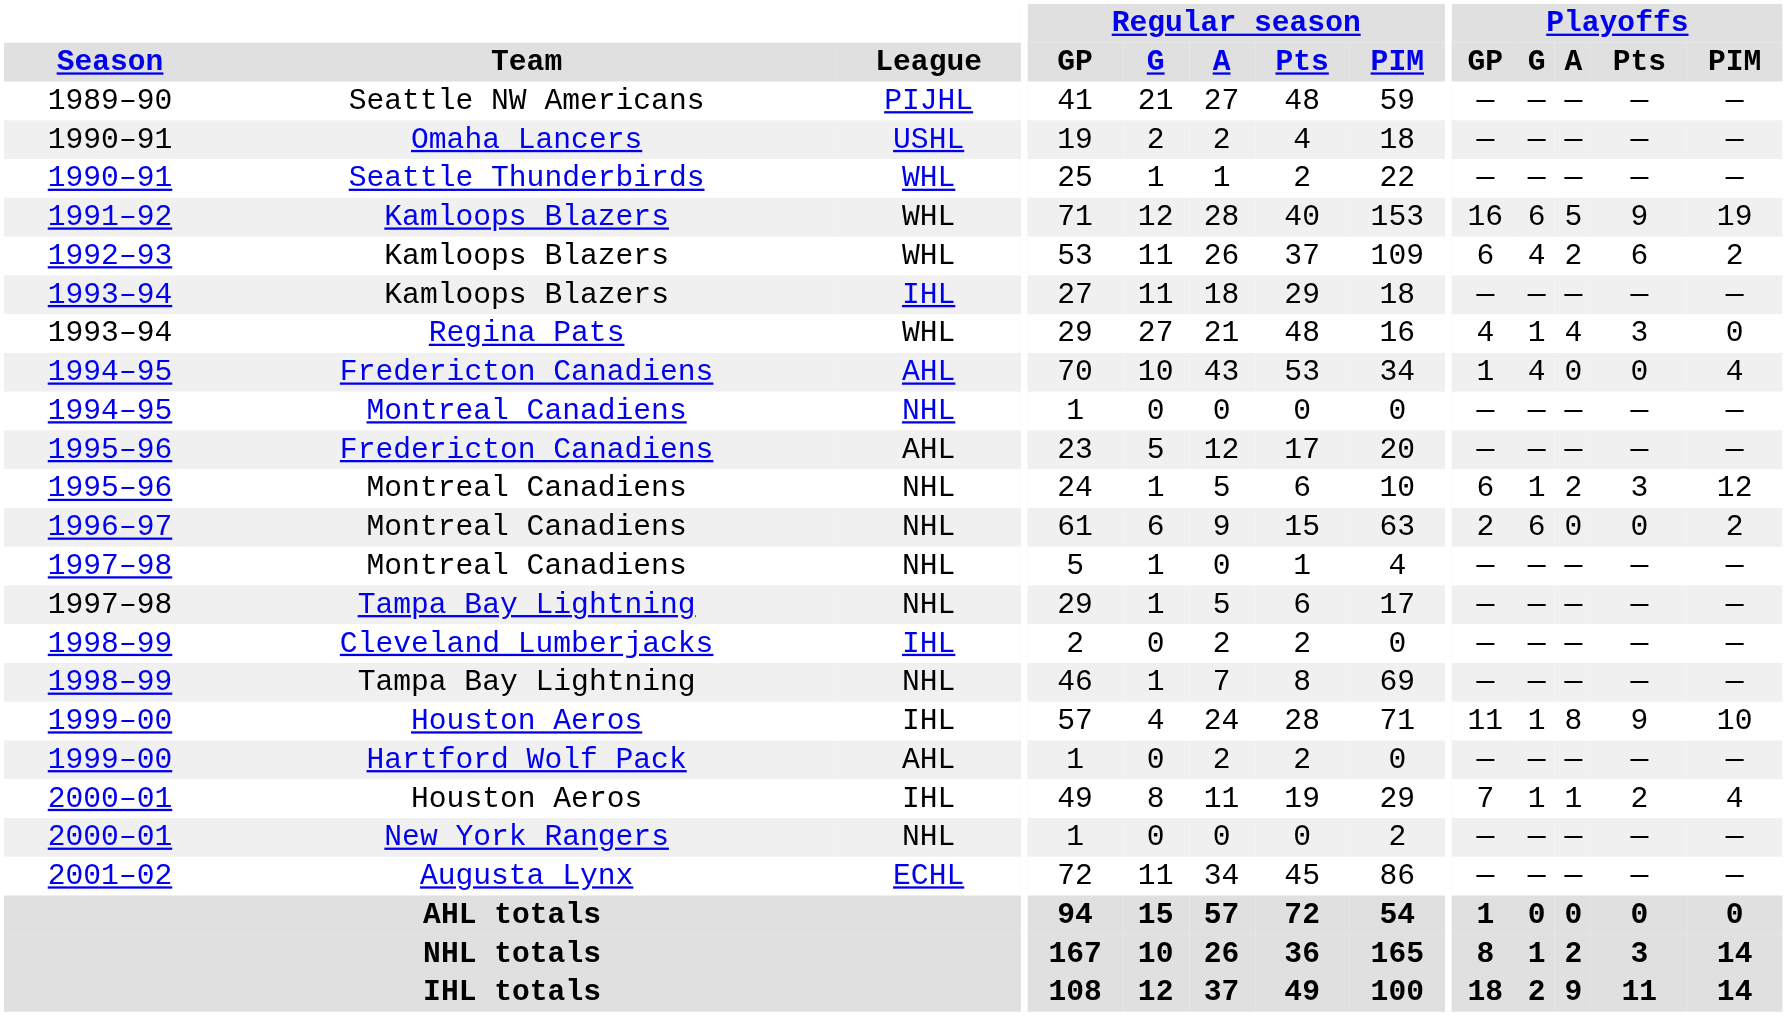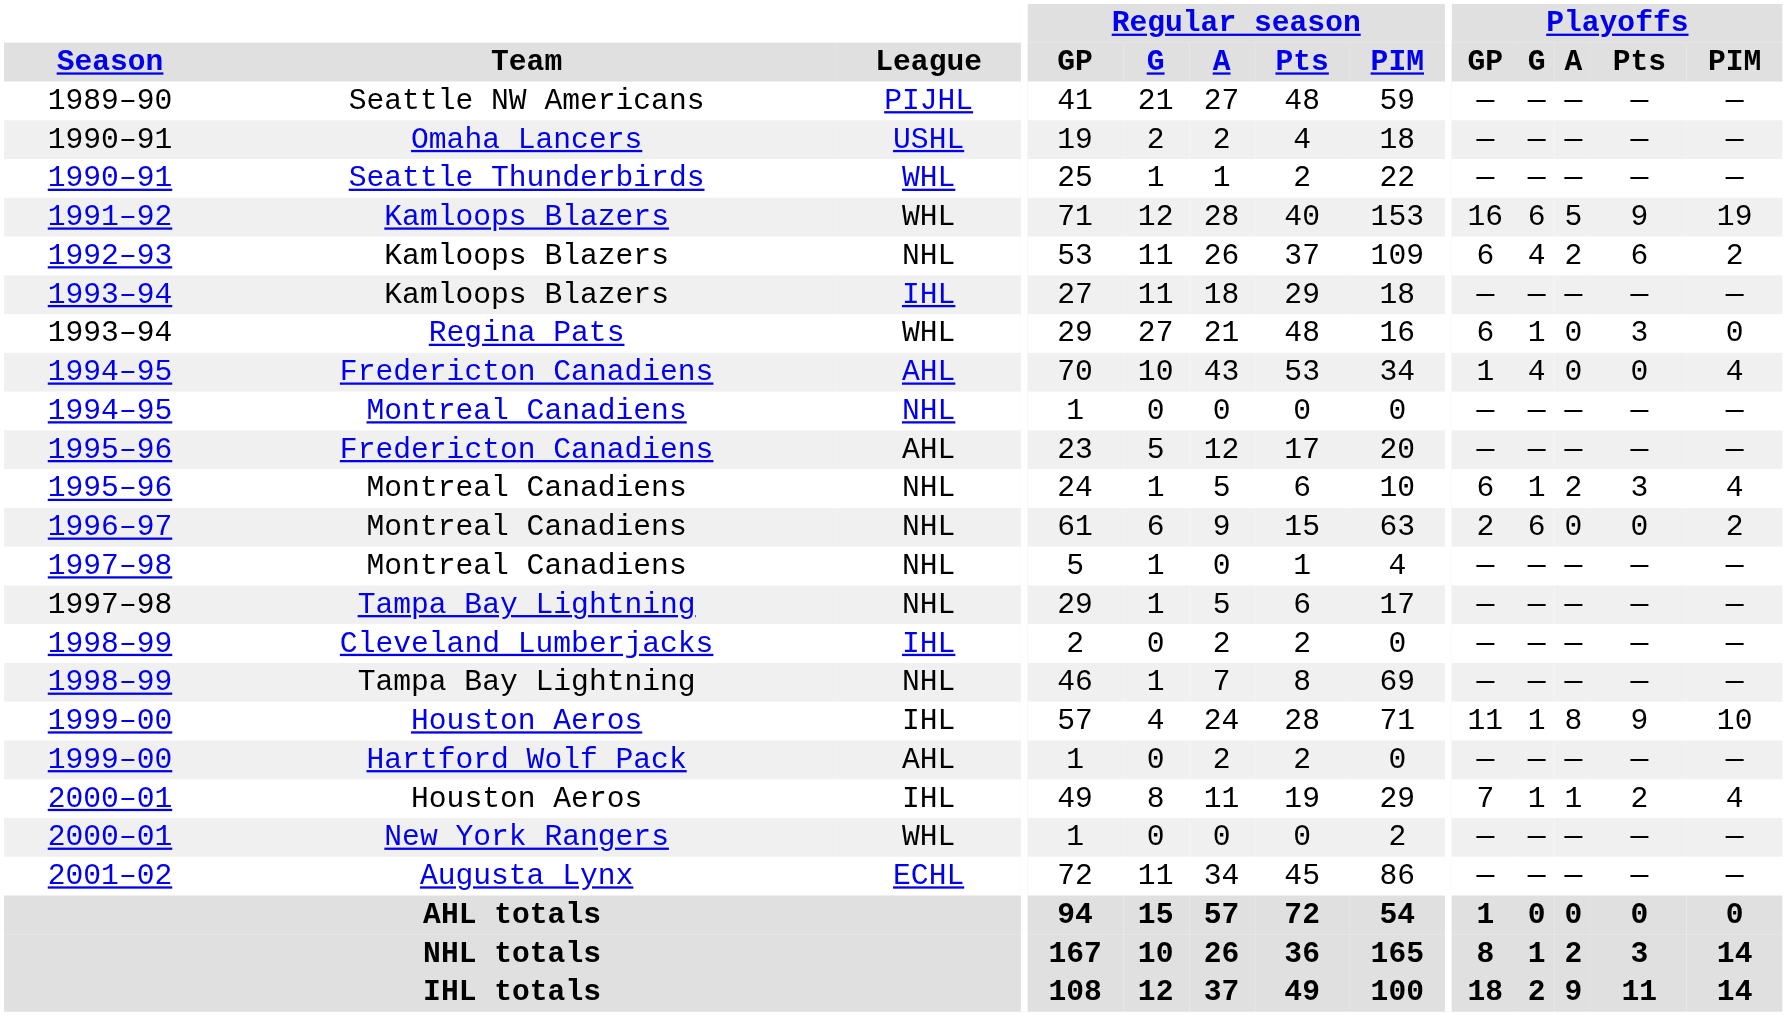(929, 256) WHL -> (929, 256) NHL
(1485, 333) 4 -> (1485, 333) 6
(1573, 333) 4 -> (1573, 333) 0
(1735, 488) 12 -> (1735, 488) 4
(929, 837) NHL -> (929, 837) WHL
